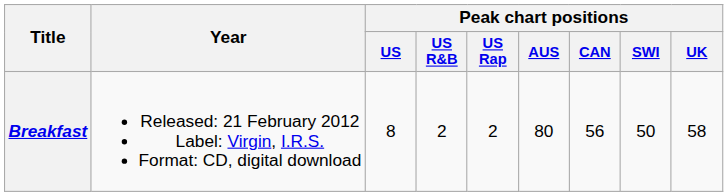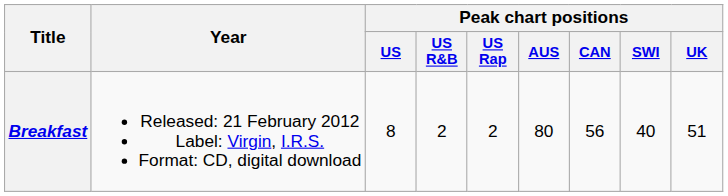(646, 131) 50 -> (646, 131) 40
(697, 131) 58 -> (697, 131) 51
